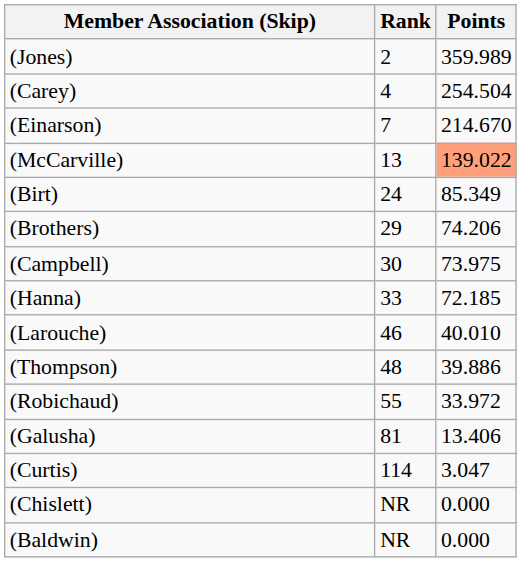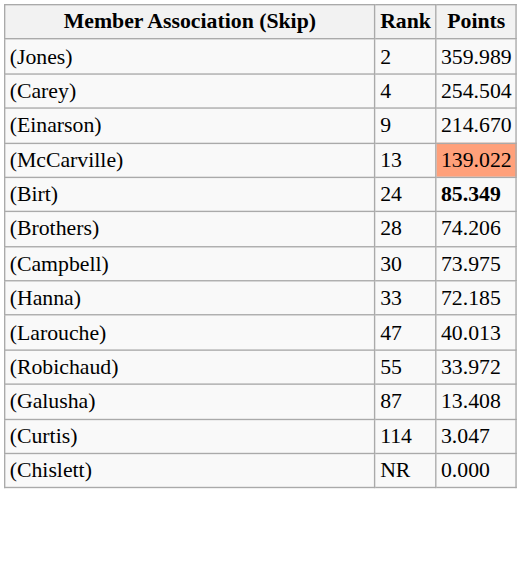(386, 125) 7 -> (386, 125) 9
(471, 194) normal -> (471, 194) bold
(391, 228) 29 -> (391, 228) 28
(391, 332) 46 -> (391, 332) 47
(471, 332) 40.010 -> (471, 332) 40.013
- row: (63, 366)
(391, 435) 81 -> (391, 401) 87
(471, 435) 13.406 -> (471, 401) 13.408
- row: (54, 539)
